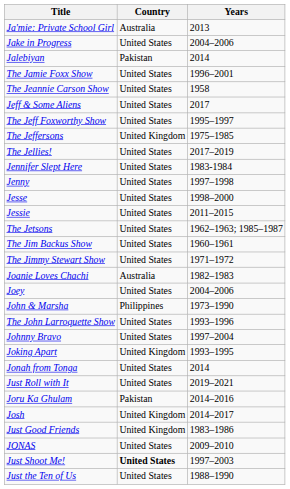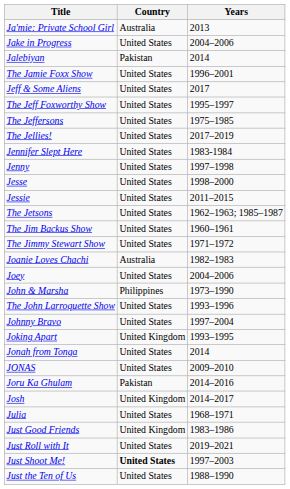- row: (58, 89)
(152, 136) United Kingdom -> (146, 120) United States
rows swapped: (21, 445) <-> (38, 383)
+ row: (16, 414)
